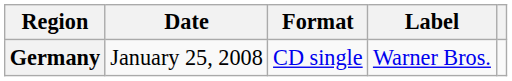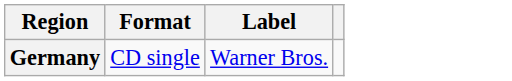- column: (187, 22)
